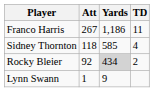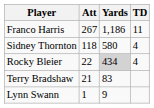(110, 45) 585 -> (110, 45) 580
(87, 62) 92 -> (87, 62) 22
(135, 62) 2 -> (135, 62) 4
+ row: (40, 78)
